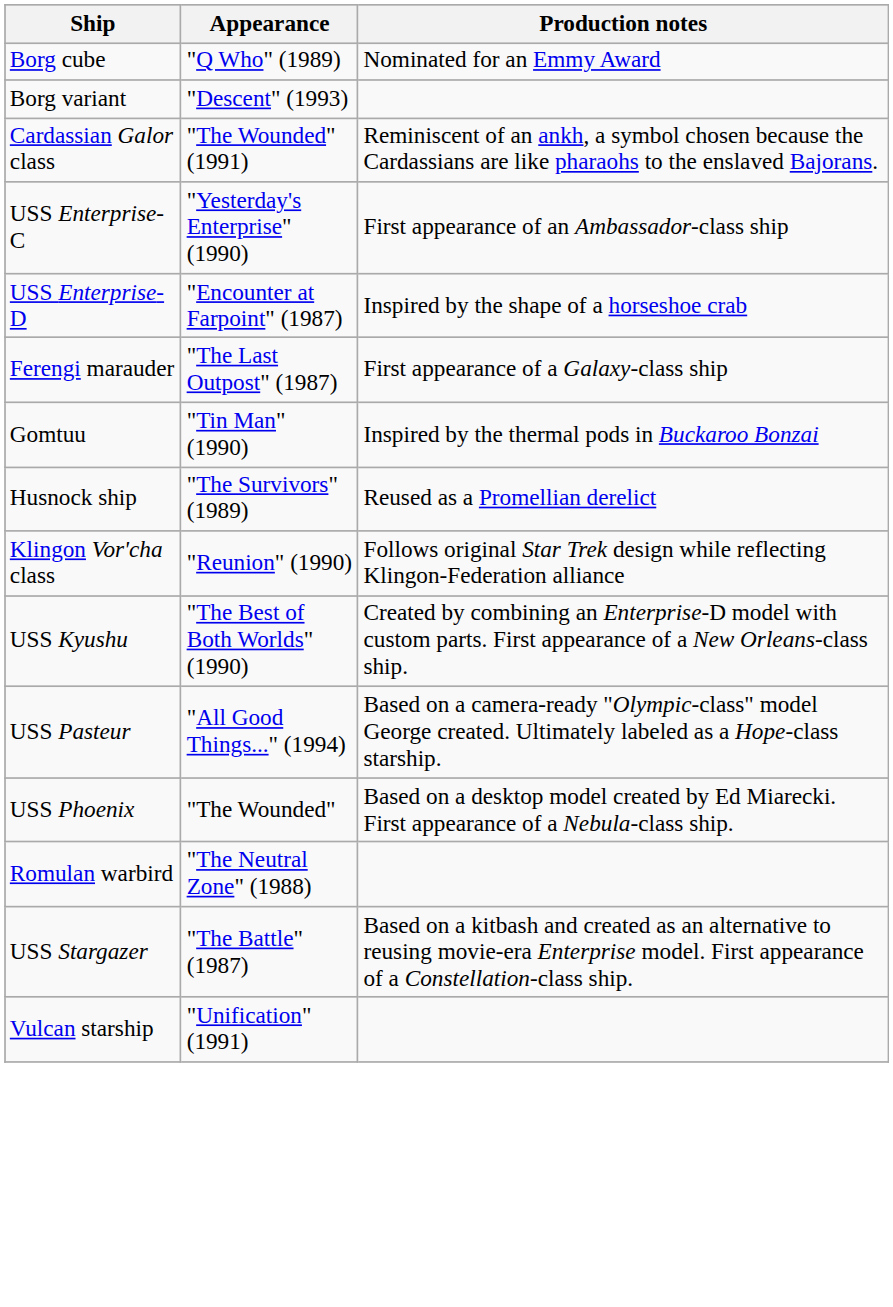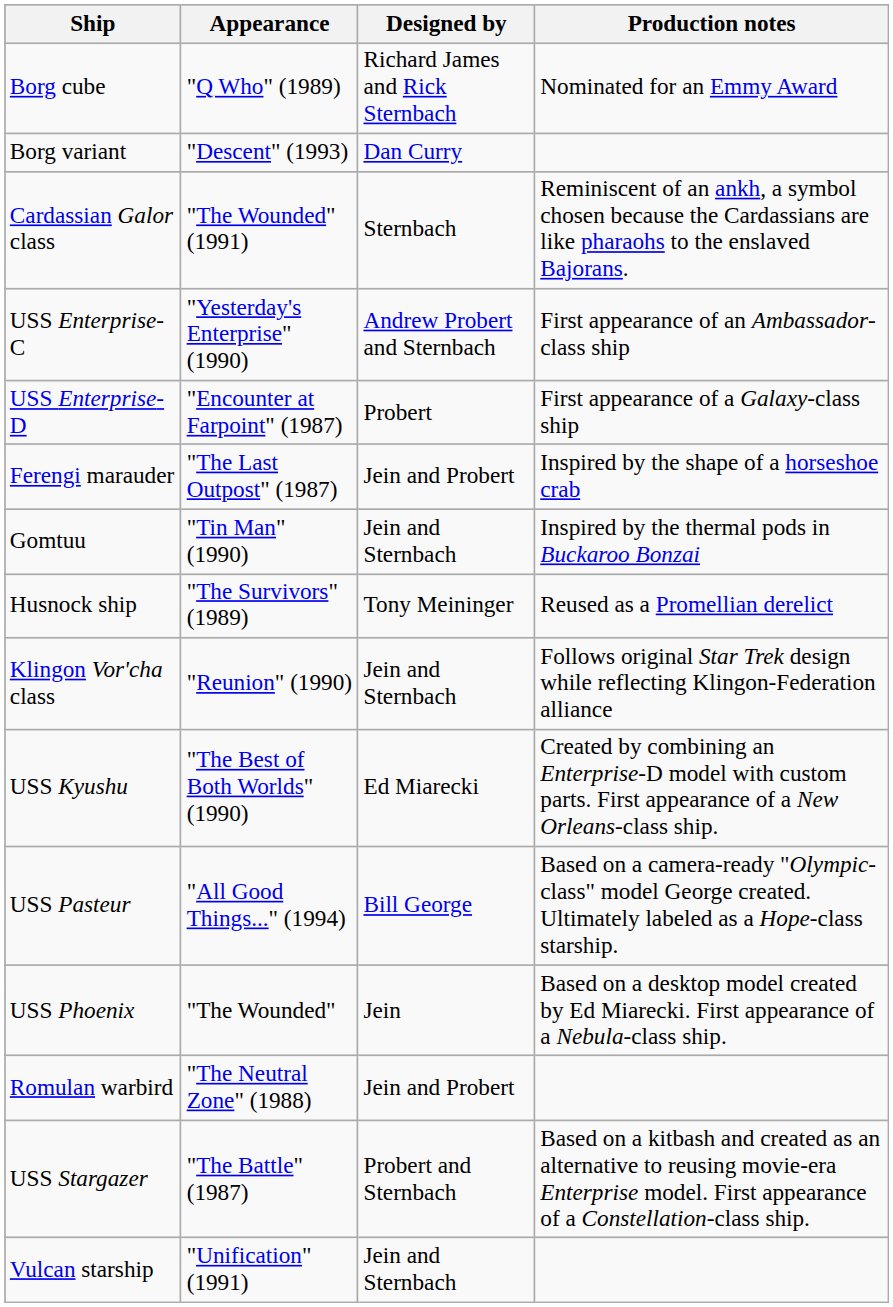+ column: (446, 23)
(555, 305) Inspired by the shape of a horseshoe crab -> (700, 412) First appearance of a Galaxy-class ship
(546, 369) First appearance of a Galaxy-class ship -> (709, 476) Inspired by the shape of a horseshoe crab
